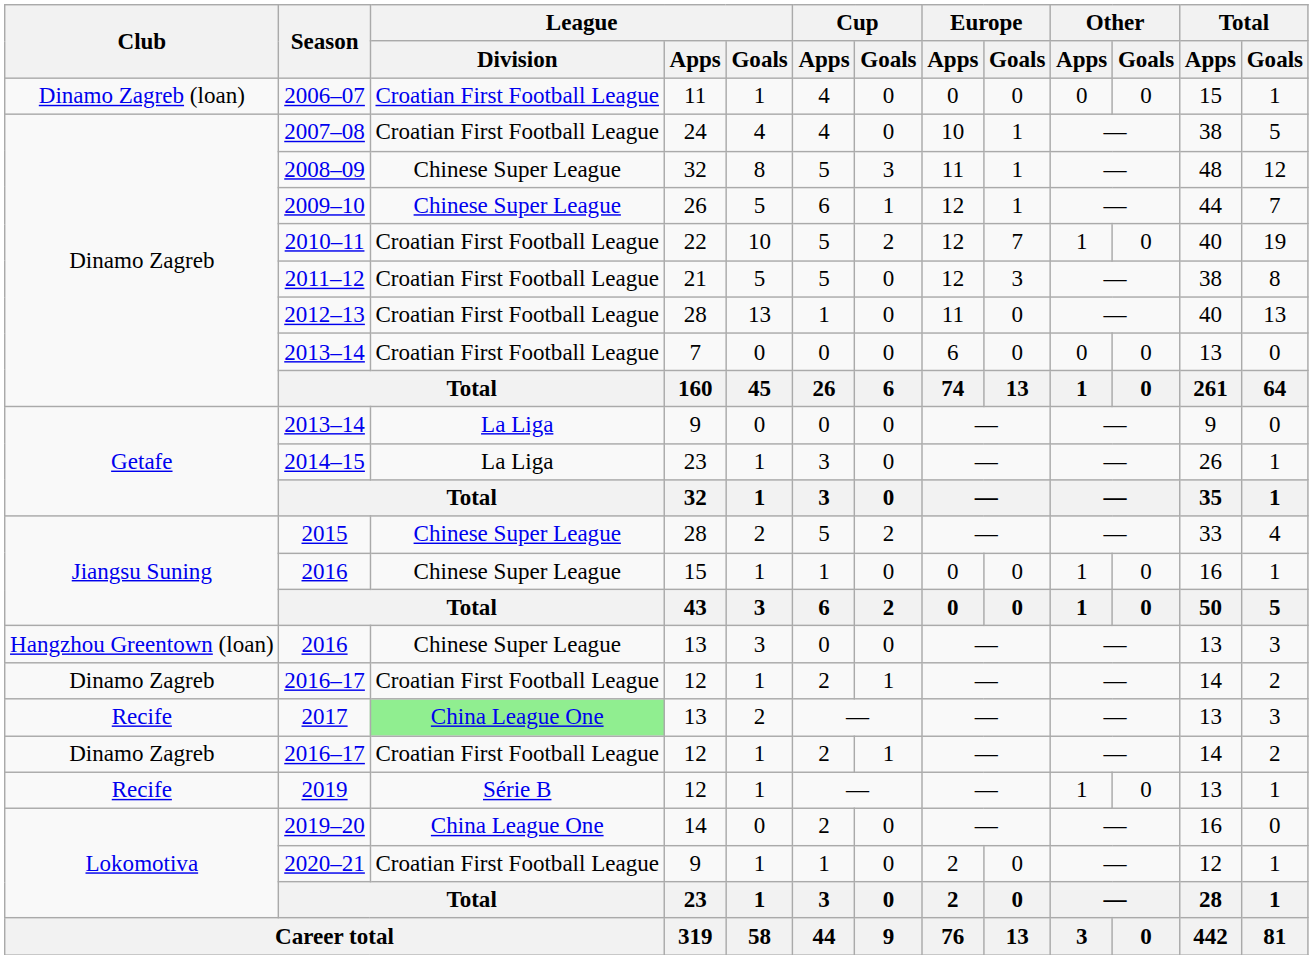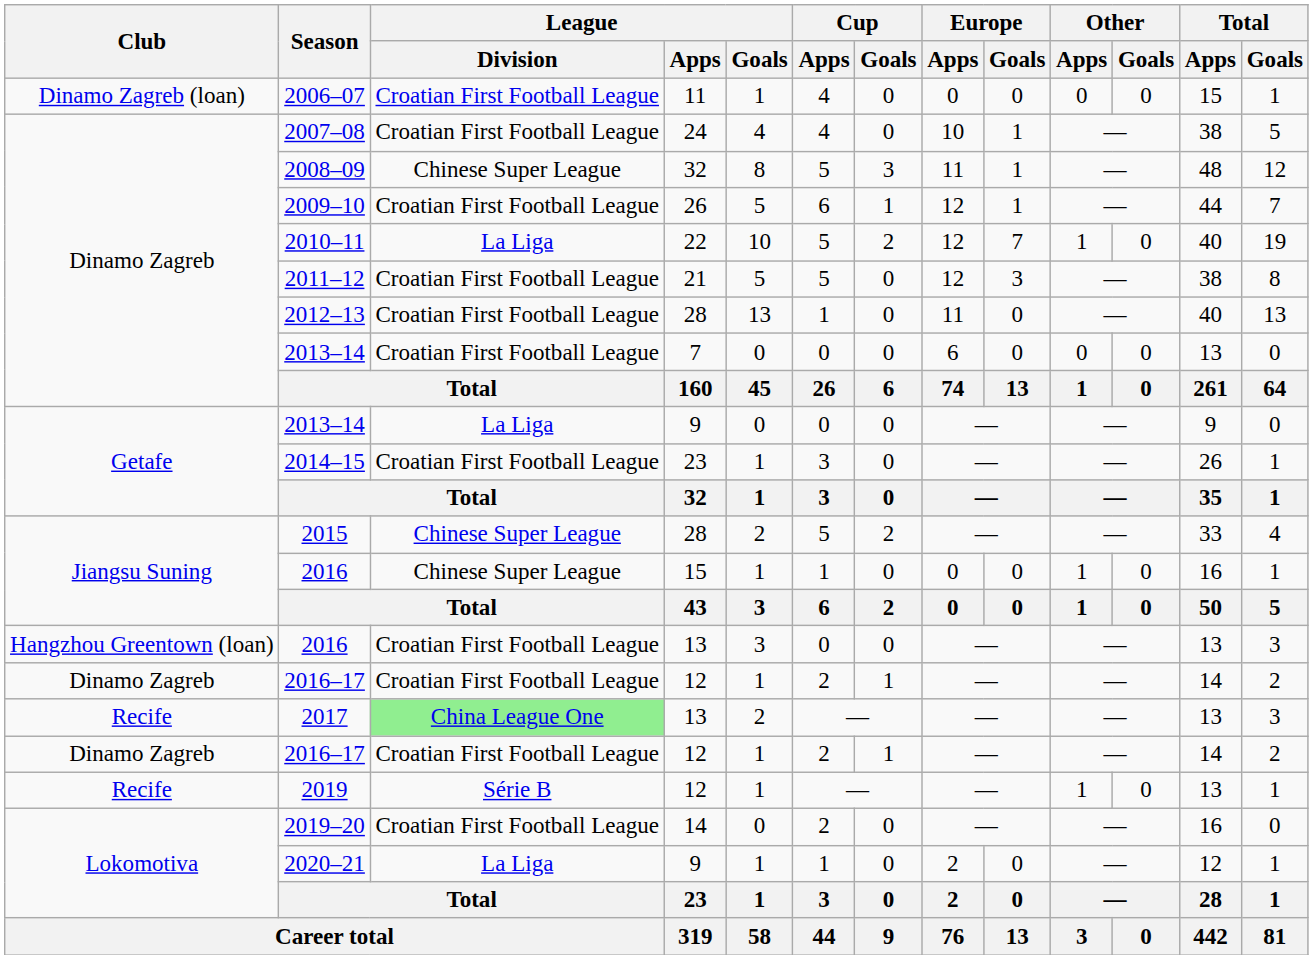(517, 205) Chinese Super League -> (517, 205) Croatian First Football League
(517, 242) Croatian First Football League -> (517, 242) La Liga
(517, 461) La Liga -> (517, 461) Croatian First Football League
(517, 643) Chinese Super League -> (517, 643) Croatian First Football League
(517, 826) China League One -> (517, 826) Croatian First Football League
(517, 863) Croatian First Football League -> (517, 863) La Liga
